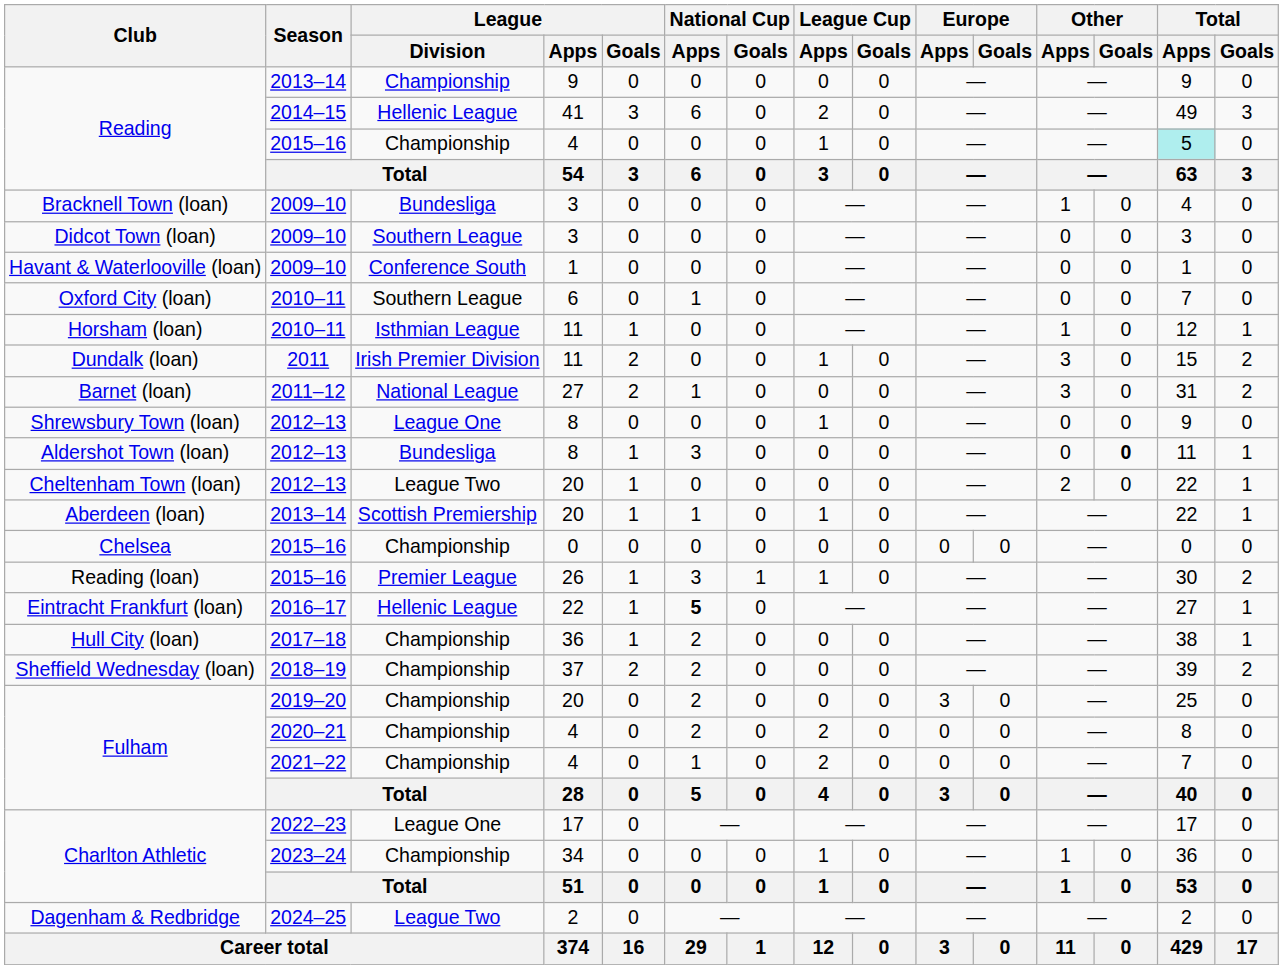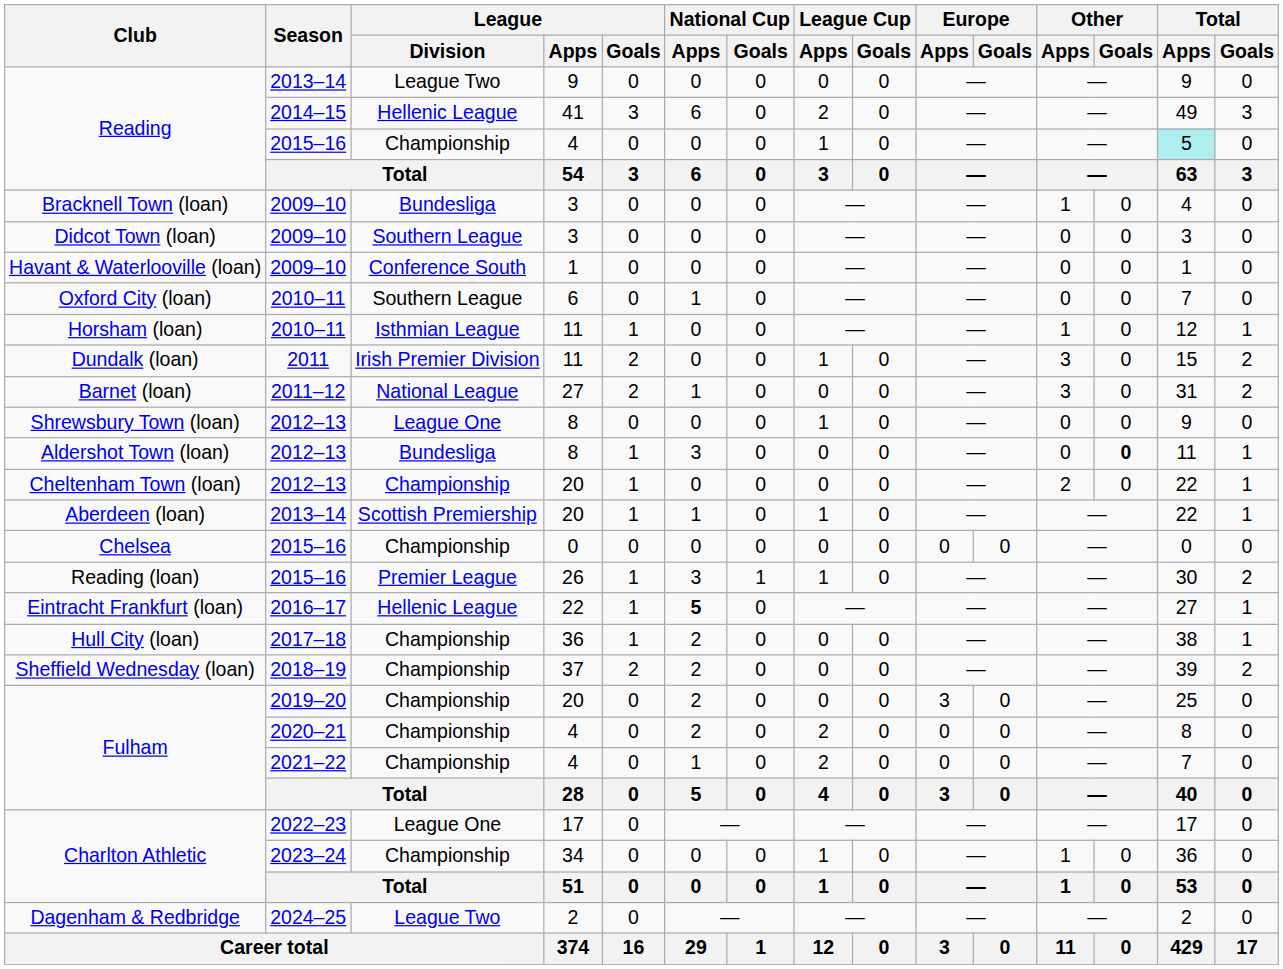(447, 81) Championship -> (447, 81) League Two
(447, 484) League Two -> (447, 484) Championship
